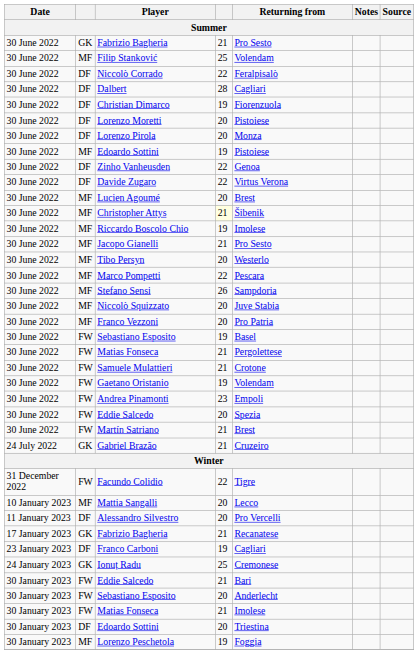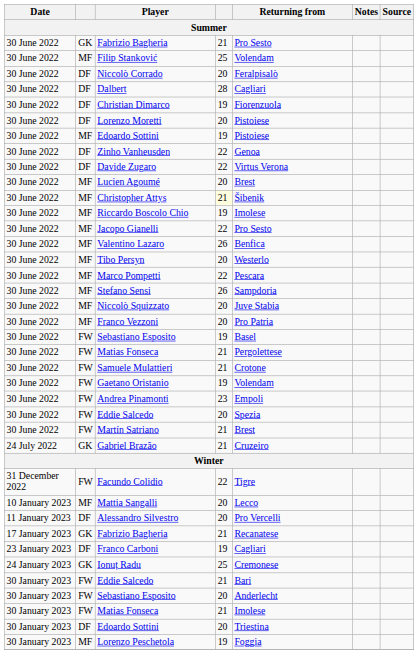(223, 74) 22 -> (223, 74) 20
- row: (33, 136)
(223, 244) 21 -> (223, 228) 22
+ row: (33, 244)
